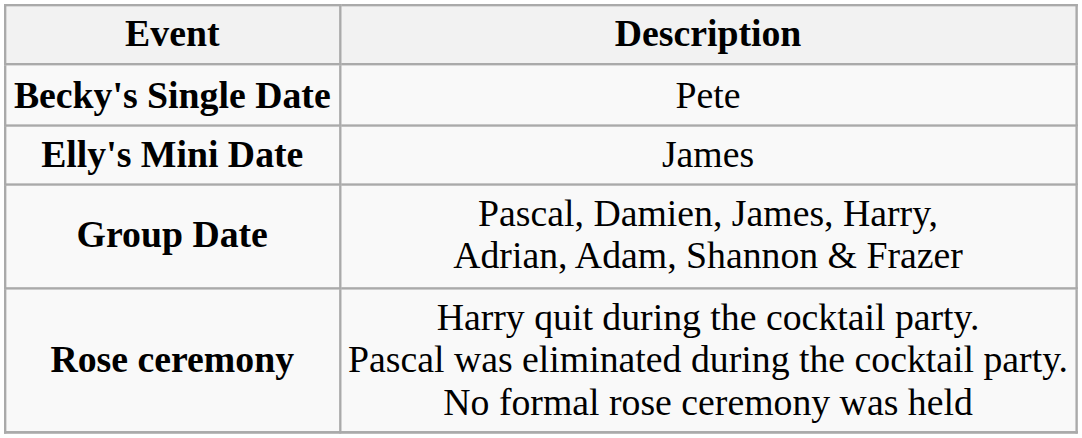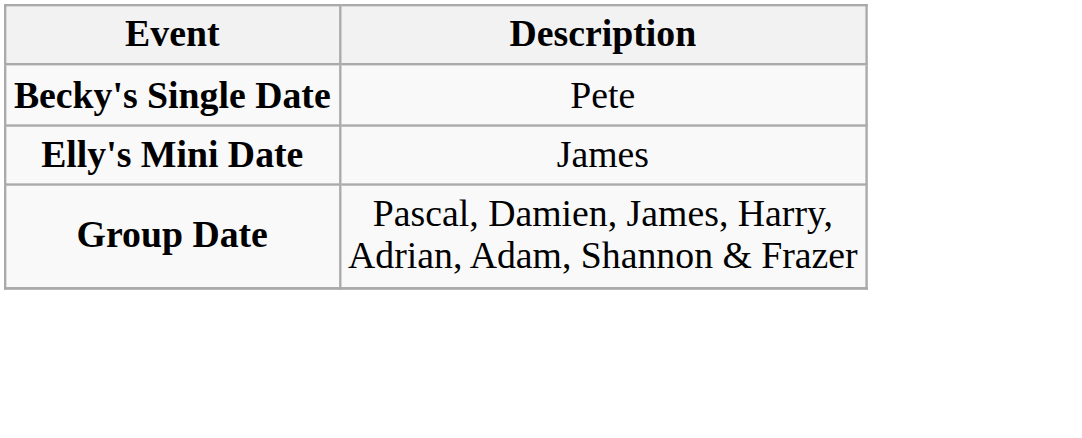- row: (172, 358)
